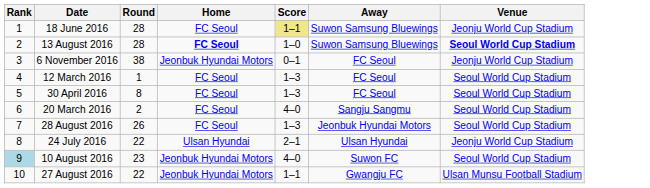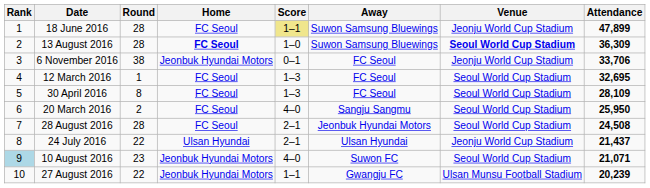+ column: (615, 12)
(139, 126) 26 -> (139, 126) 28
(292, 126) 1–3 -> (292, 126) 2–1
